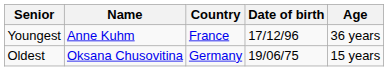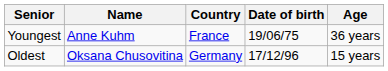(273, 35) 17/12/96 -> (273, 35) 19/06/75
(273, 55) 19/06/75 -> (273, 55) 17/12/96
